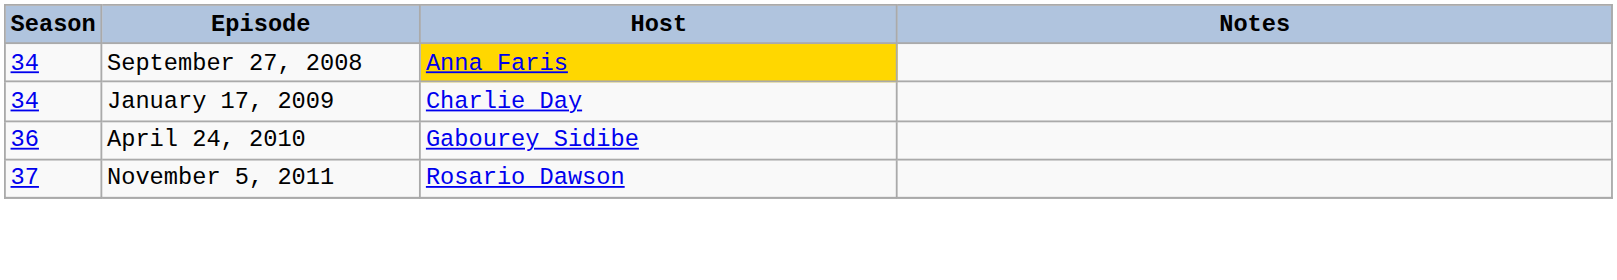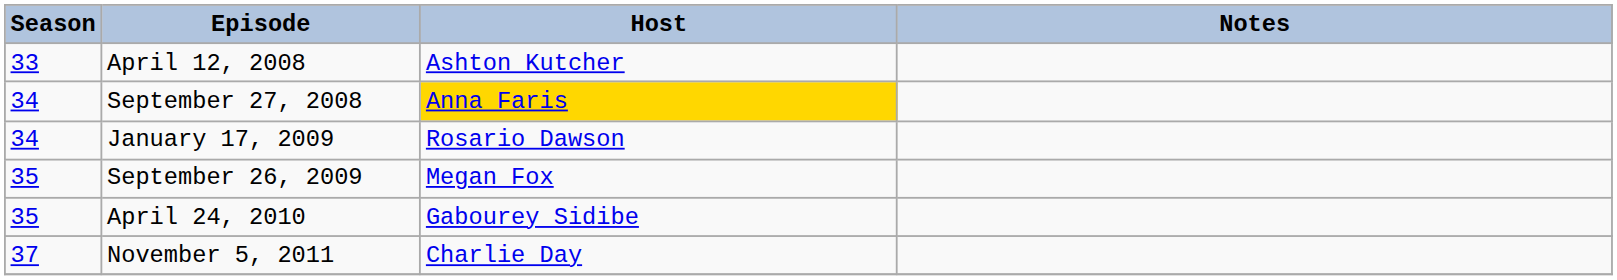+ row: (206, 63)
(504, 101) Charlie Day -> (525, 140) Rosario Dawson
+ row: (235, 178)
(25, 140) 36 -> (25, 217) 35
(525, 178) Rosario Dawson -> (504, 256) Charlie Day
